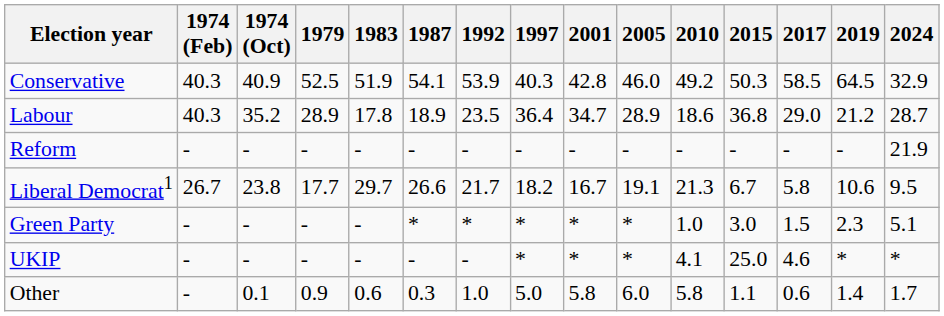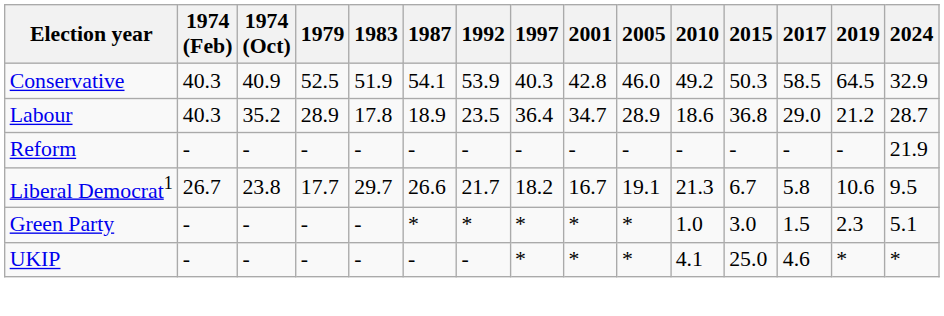- row: (34, 293)
